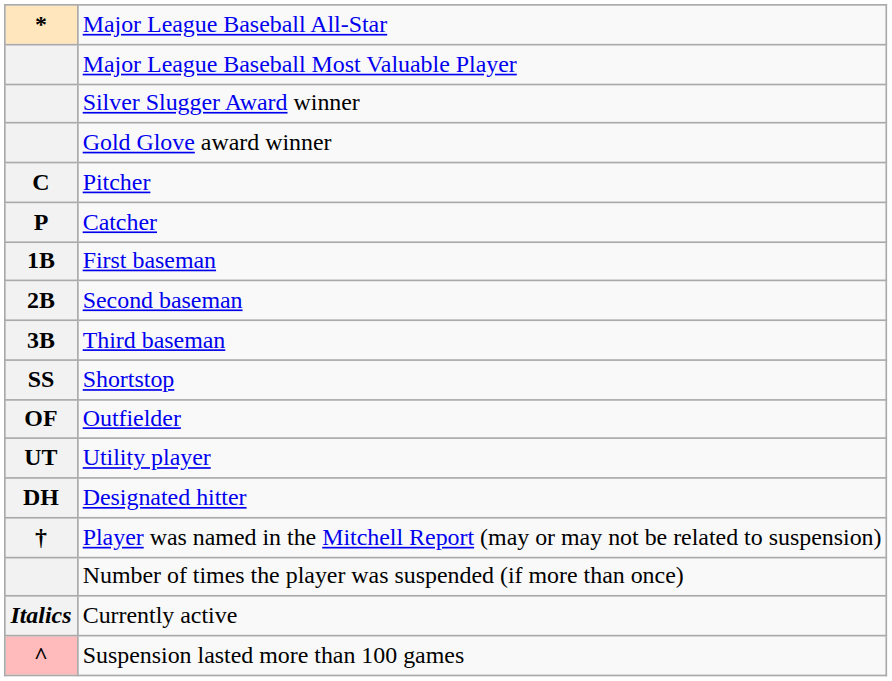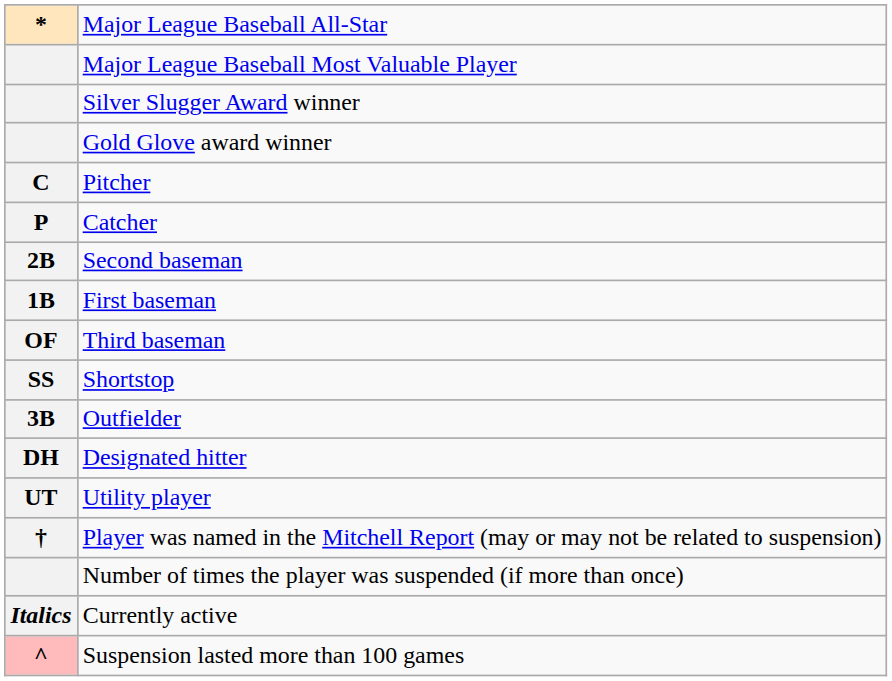rows swapped: (149, 261) <-> (163, 300)
(41, 340) 3B -> (41, 340) OF
(41, 418) OF -> (41, 418) 3B
rows swapped: (165, 497) <-> (147, 458)
